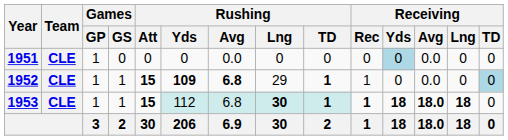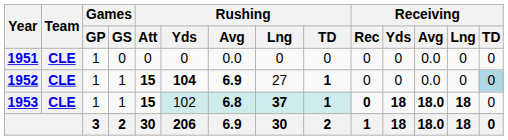(398, 59) lightblue background -> (398, 59) no background
(184, 80) 109 -> (184, 80) 104
(232, 80) 6.8 -> (232, 80) 6.9
(280, 80) 29 -> (280, 80) 27
(367, 80) 1 -> (367, 80) 0
(184, 102) 112 -> (184, 102) 102
(232, 102) normal -> (232, 102) bold
(280, 102) 30 -> (280, 102) 37
(367, 102) 1 -> (367, 102) 0
